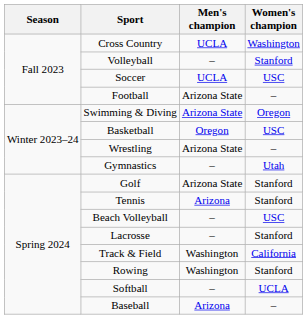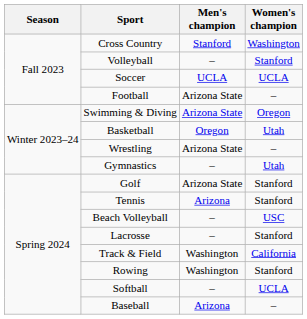(212, 43) UCLA -> (212, 43) Stanford
(274, 78) USC -> (274, 78) UCLA
(274, 130) USC -> (274, 130) Utah
